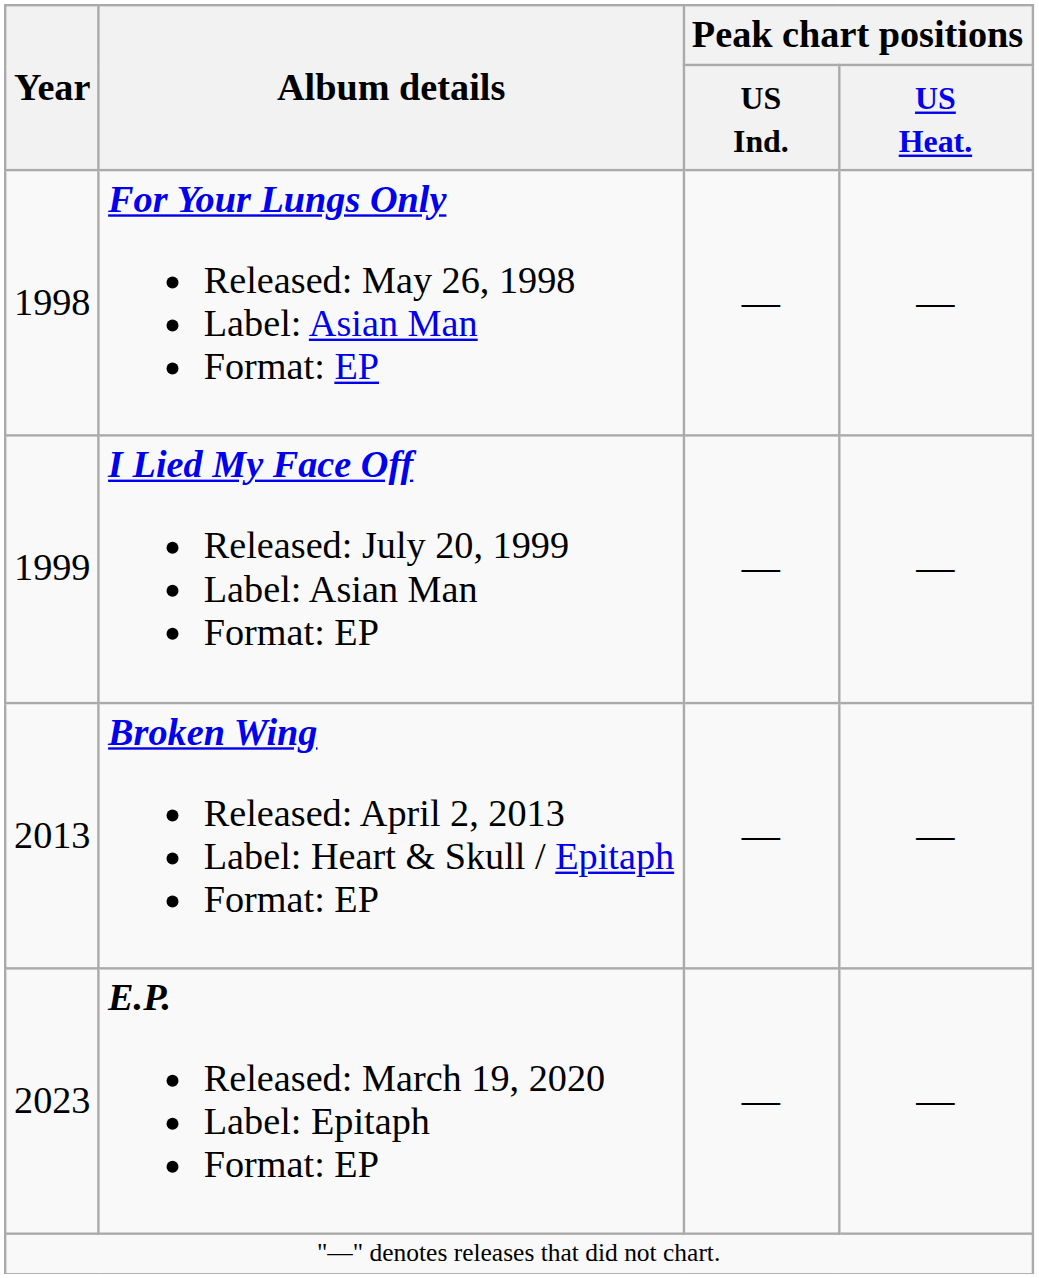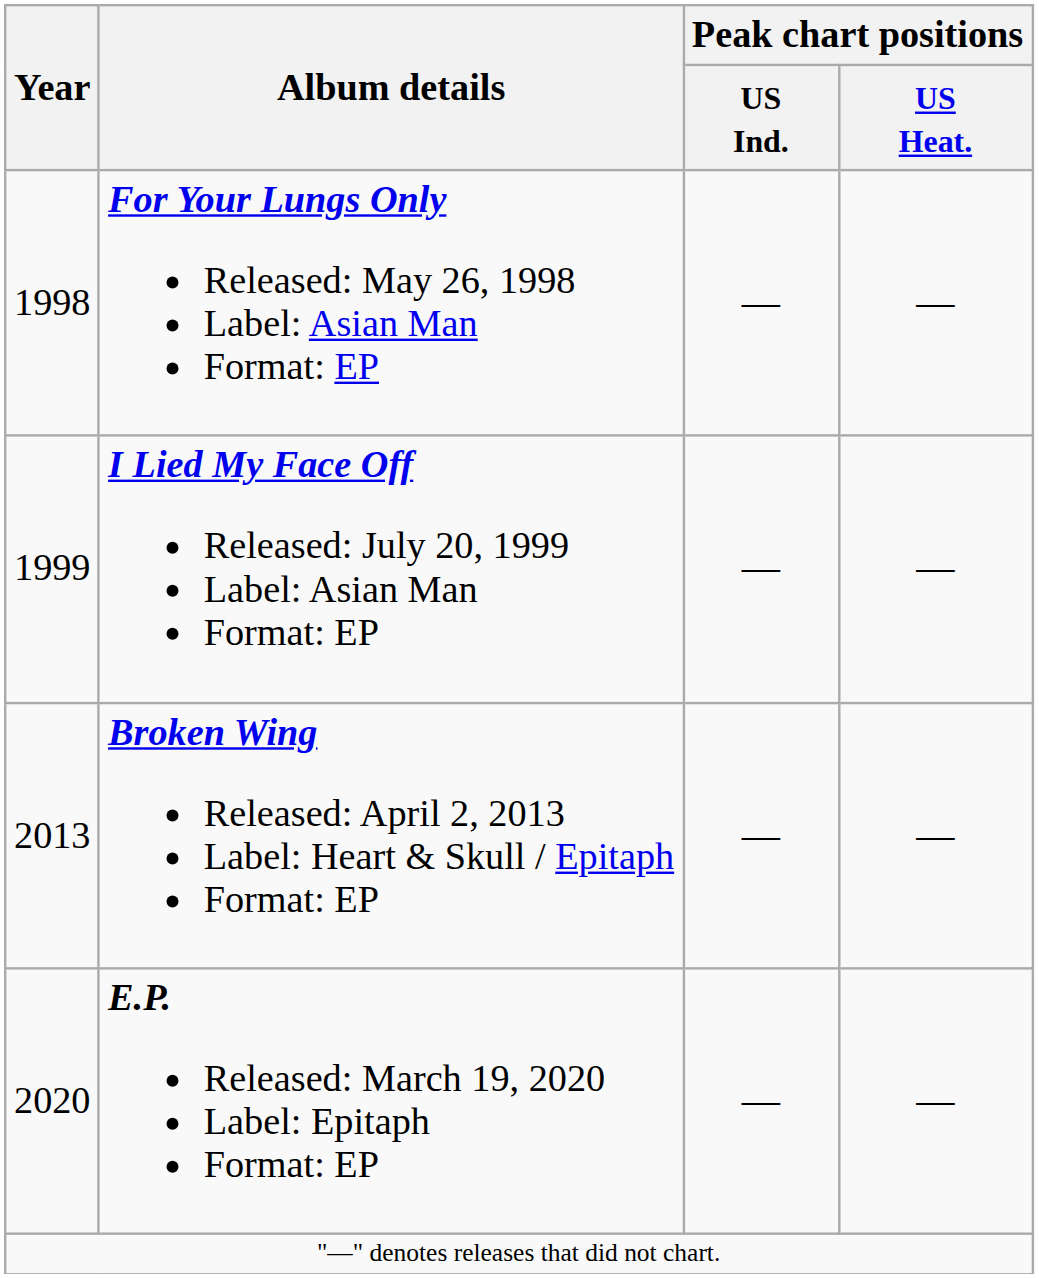(52, 1100) 2023 -> (52, 1100) 2020
